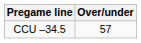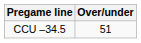(106, 29) 57 -> (106, 29) 51
